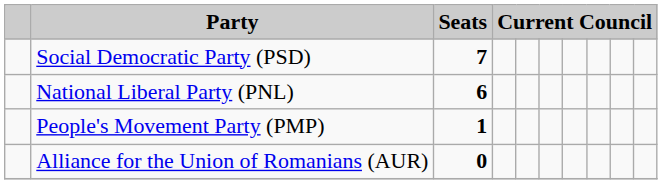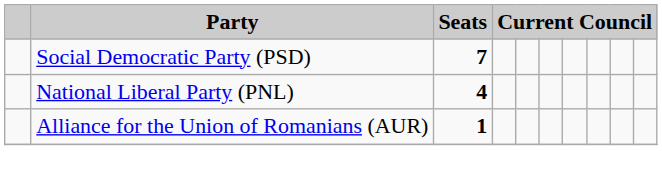(482, 91) 6 -> (482, 91) 4
- row: (180, 126)
(482, 160) 0 -> (482, 126) 1
